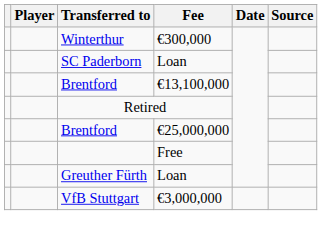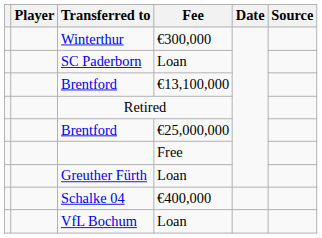- row: (100, 198)
+ row: (93, 198)
+ row: (99, 221)
